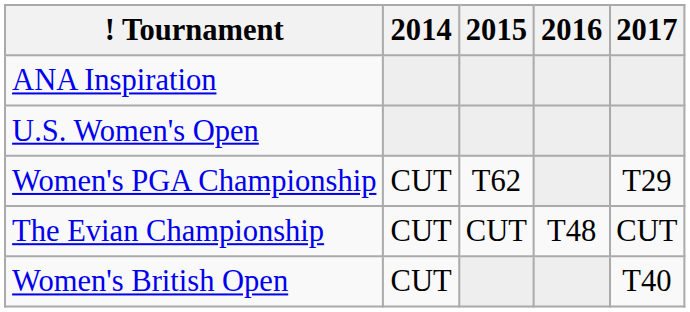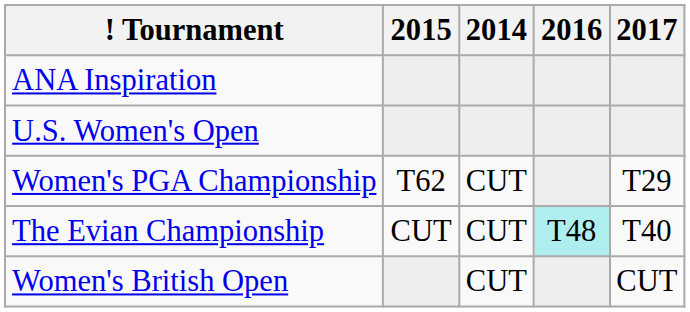columns swapped: (421, 29) <-> (496, 29)
(572, 231) no background -> (572, 231) paleturquoise background
(647, 231) CUT -> (647, 231) T40
(647, 281) T40 -> (647, 281) CUT
